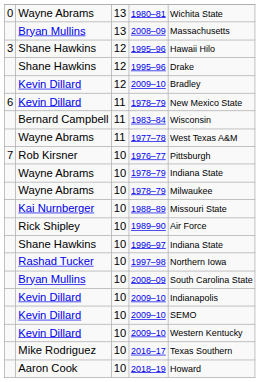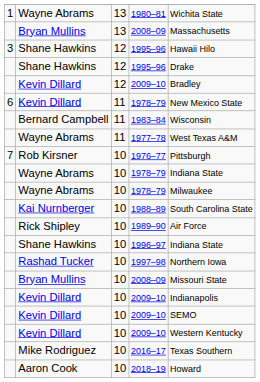(10, 13) 0 -> (10, 13) 1
(198, 209) Missouri State -> (211, 209) South Carolina State
(211, 280) South Carolina State -> (198, 280) Missouri State
